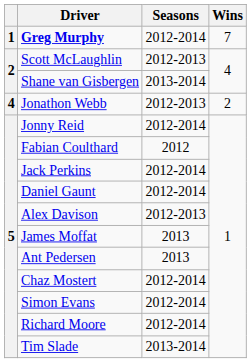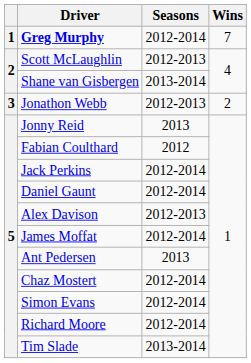(11, 103) 4 -> (11, 103) 3
(176, 125) 2012-2014 -> (176, 125) 2013
(176, 236) 2013 -> (176, 236) 2012-2014
